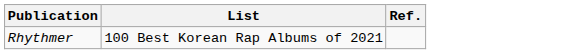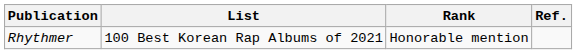+ column: (459, 16)
